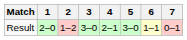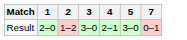- column: (151, 12)
